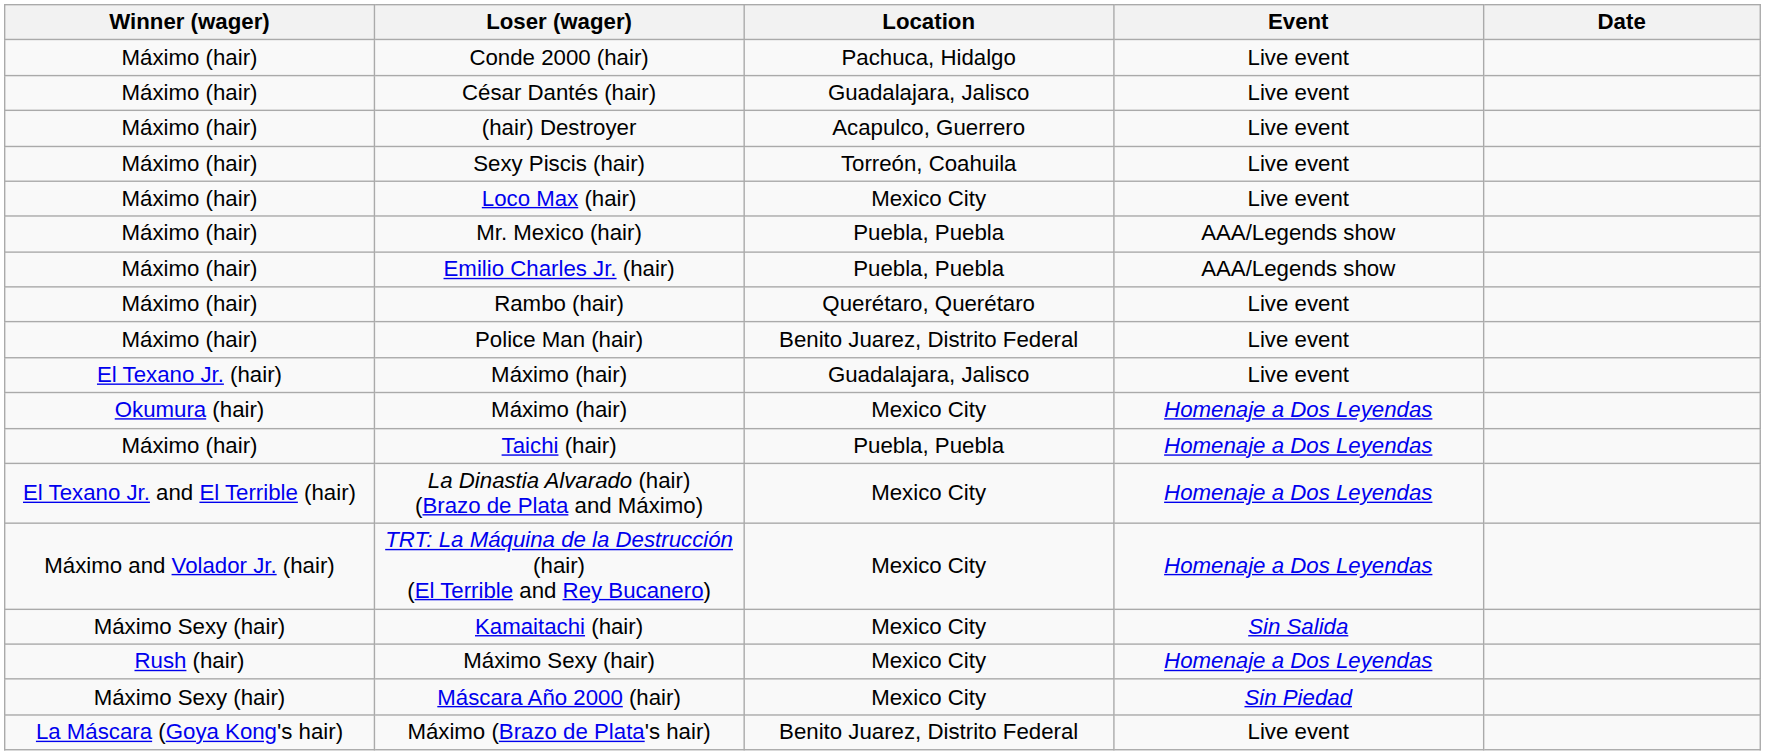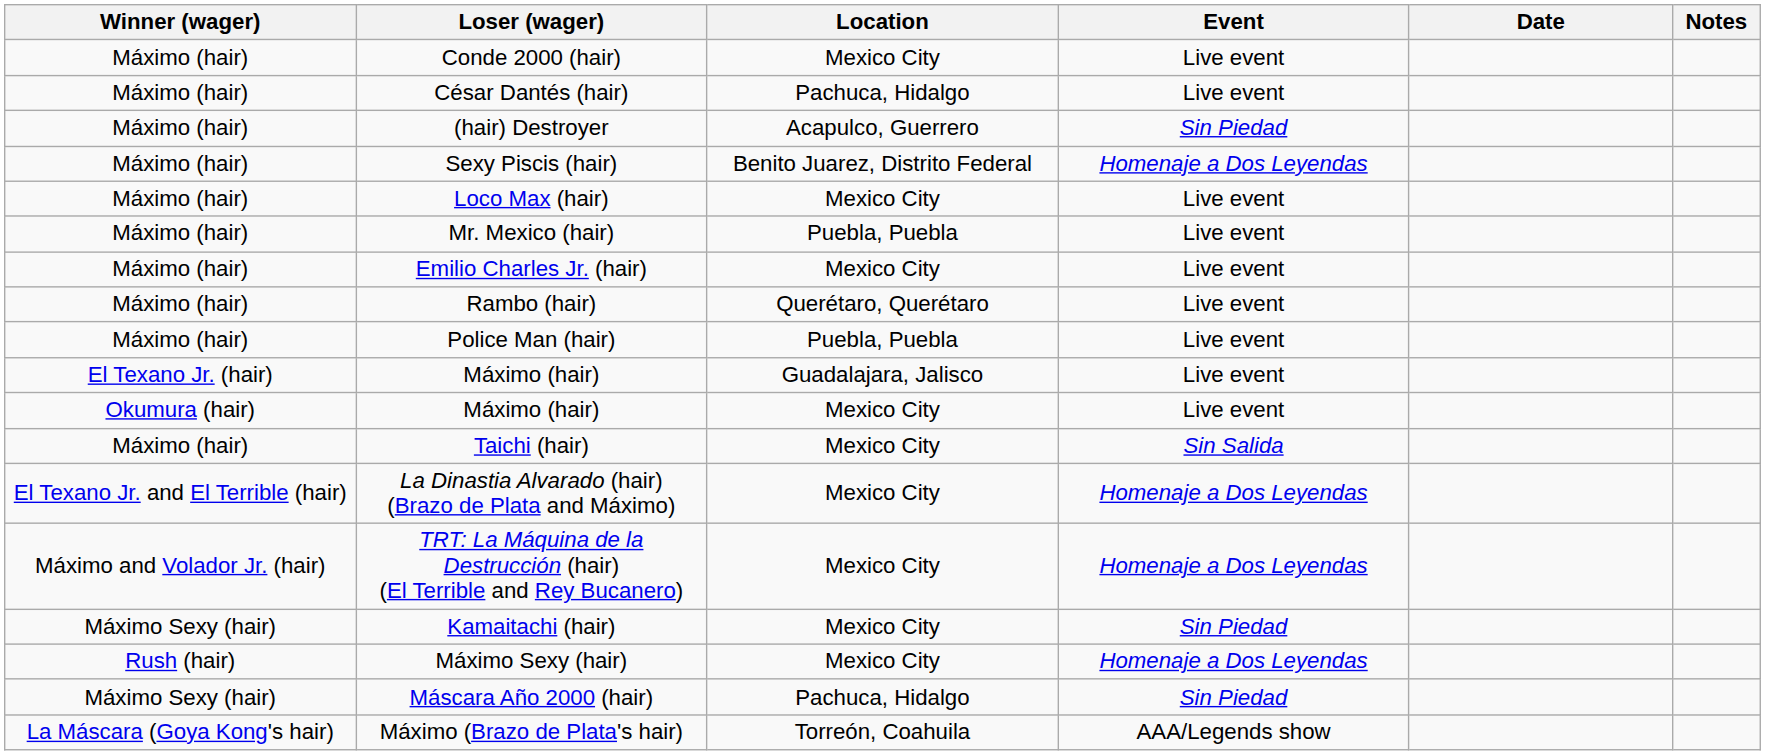+ column: (1716, 22)
(929, 57) Pachuca, Hidalgo -> (882, 57) Mexico City
(929, 92) Guadalajara, Jalisco -> (882, 92) Pachuca, Hidalgo
(1298, 127) Live event -> (1234, 127) Sin Piedad
(929, 163) Torreón, Coahuila -> (882, 163) Benito Juarez, Distrito Federal
(1298, 163) Live event -> (1234, 163) Homenaje a Dos Leyendas
(1298, 233) AAA/Legends show -> (1234, 233) Live event
(929, 269) Puebla, Puebla -> (882, 269) Mexico City
(1298, 269) AAA/Legends show -> (1234, 269) Live event
(929, 339) Benito Juarez, Distrito Federal -> (882, 339) Puebla, Puebla
(1298, 410) Homenaje a Dos Leyendas -> (1234, 410) Live event
(929, 445) Puebla, Puebla -> (882, 445) Mexico City
(1298, 445) Homenaje a Dos Leyendas -> (1234, 445) Sin Salida
(1298, 626) Sin Salida -> (1234, 626) Sin Piedad
(929, 696) Mexico City -> (882, 696) Pachuca, Hidalgo
(929, 732) Benito Juarez, Distrito Federal -> (882, 732) Torreón, Coahuila
(1298, 732) Live event -> (1234, 732) AAA/Legends show
